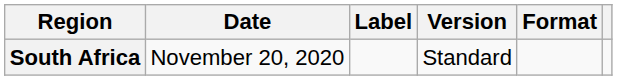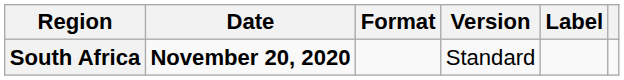columns swapped: (560, 22) <-> (383, 22)
(247, 57) normal -> (250, 57) bold
